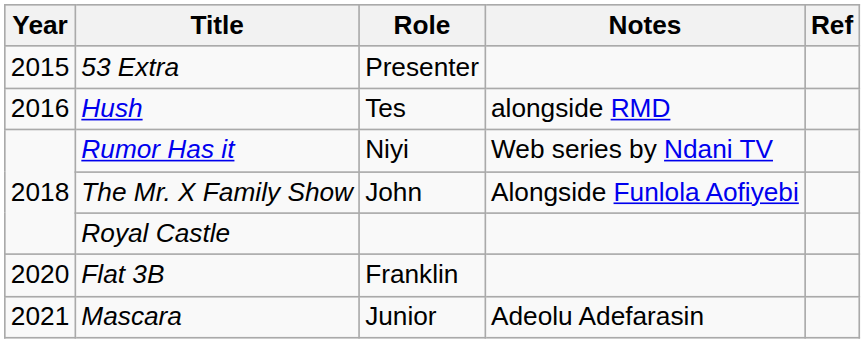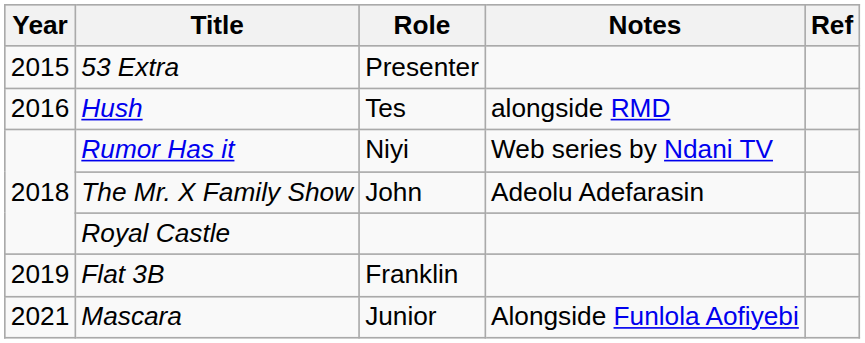(645, 191) Alongside Funlola Aofiyebi -> (598, 191) Adeolu Adefarasin
(40, 274) 2020 -> (40, 274) 2019
(598, 316) Adeolu Adefarasin -> (645, 316) Alongside Funlola Aofiyebi
